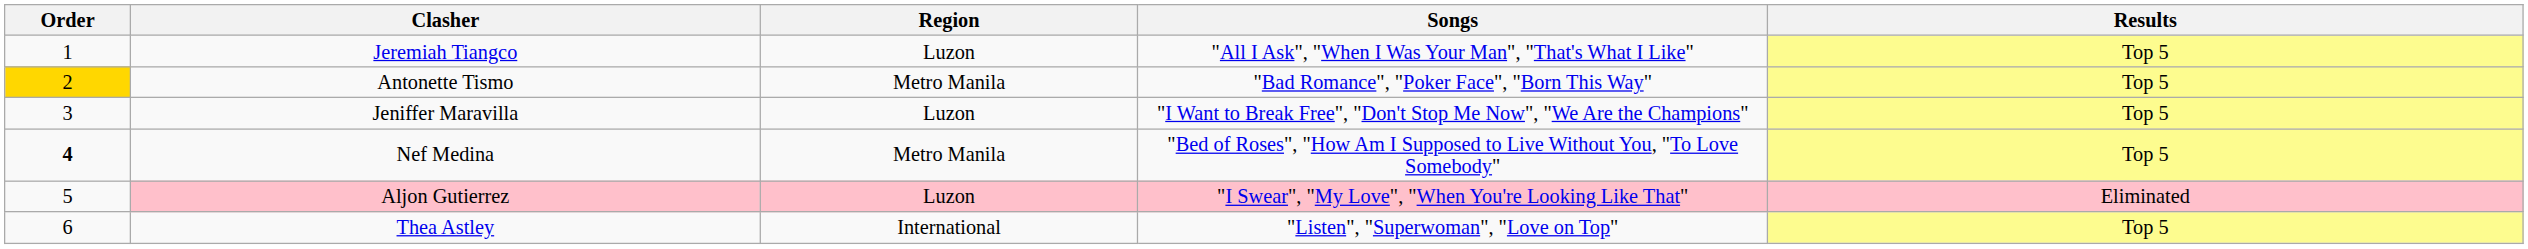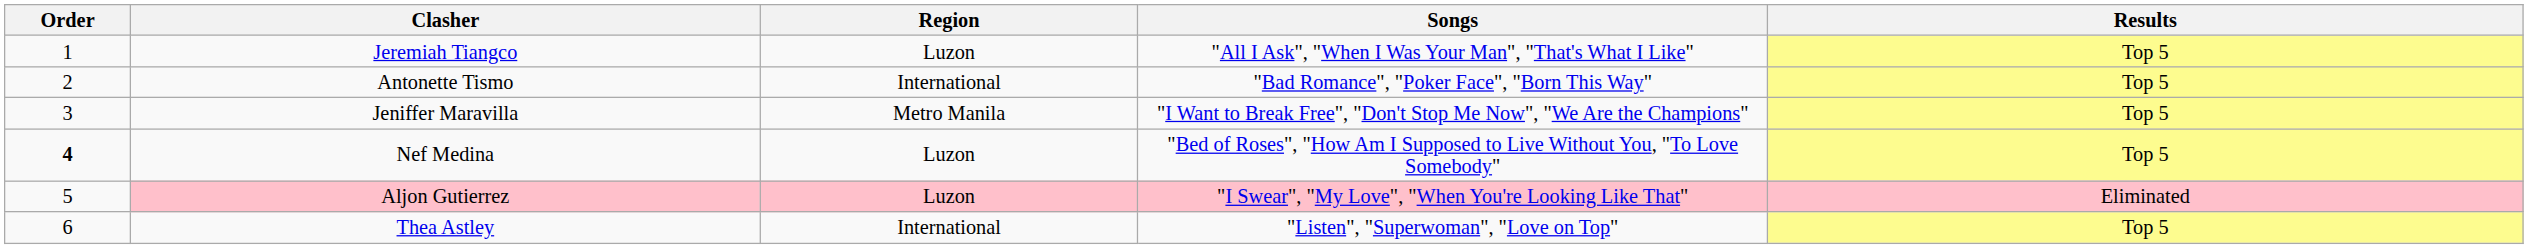(68, 82) gold background -> (68, 82) no background
(949, 82) Metro Manila -> (949, 82) International
(949, 113) Luzon -> (949, 113) Metro Manila
(949, 155) Metro Manila -> (949, 155) Luzon
